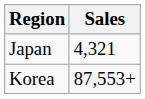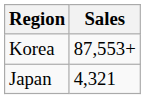rows swapped: (30, 49) <-> (32, 78)
